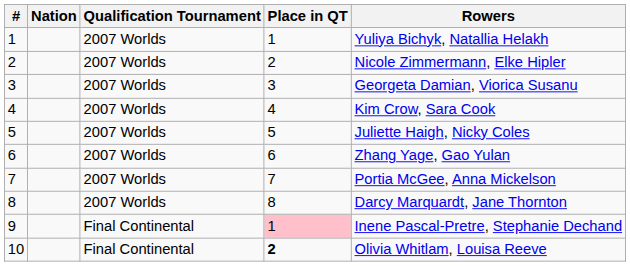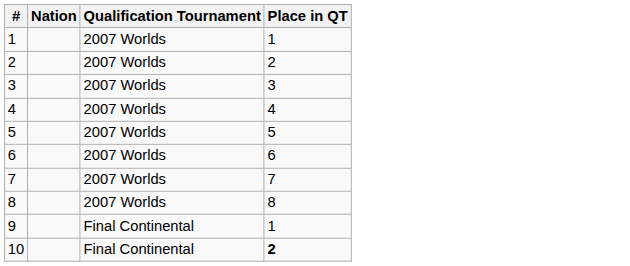- column: (488, 16)
(272, 226) pink background -> (272, 226) no background
